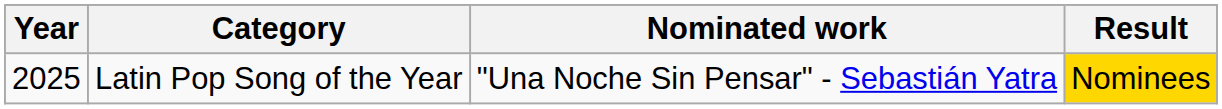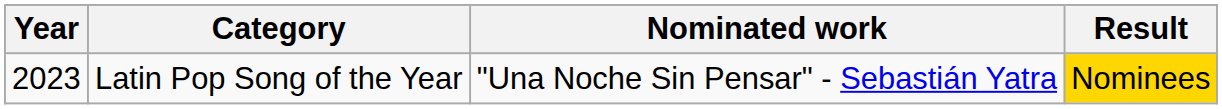(46, 77) 2025 -> (46, 77) 2023
